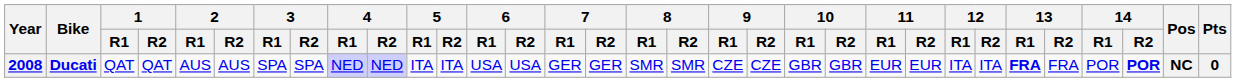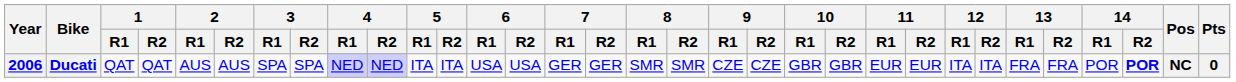(25, 66) 2008 -> (25, 66) 2006
(1025, 66) bold -> (1025, 66) normal
